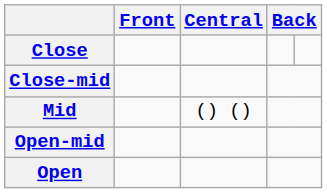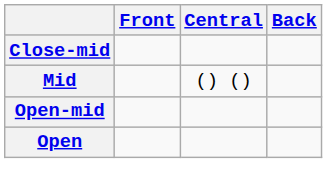- row: (60, 50)
